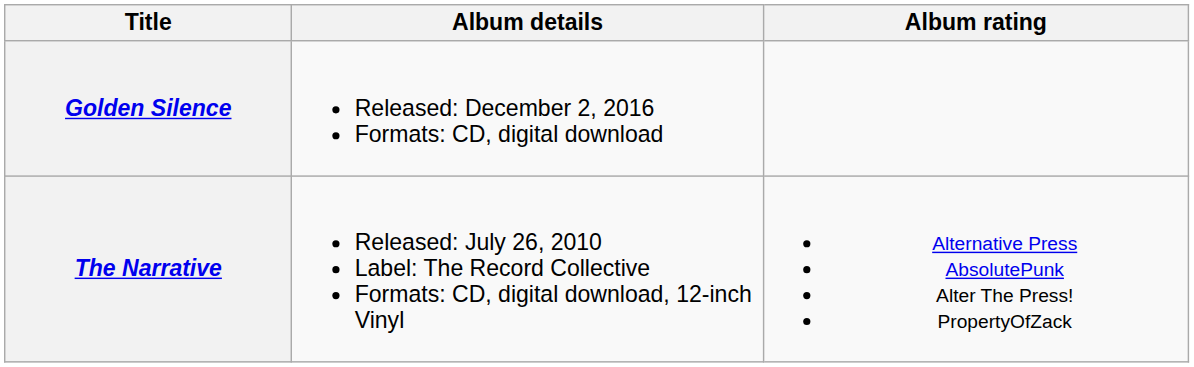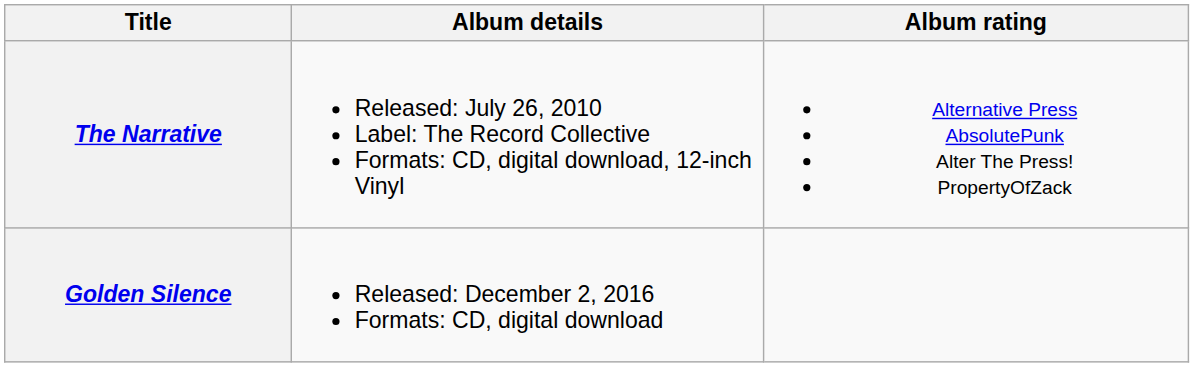rows swapped: (148, 268) <-> (148, 108)
